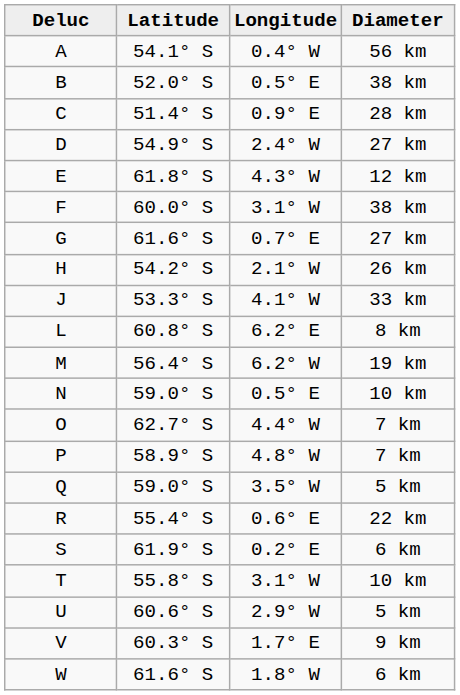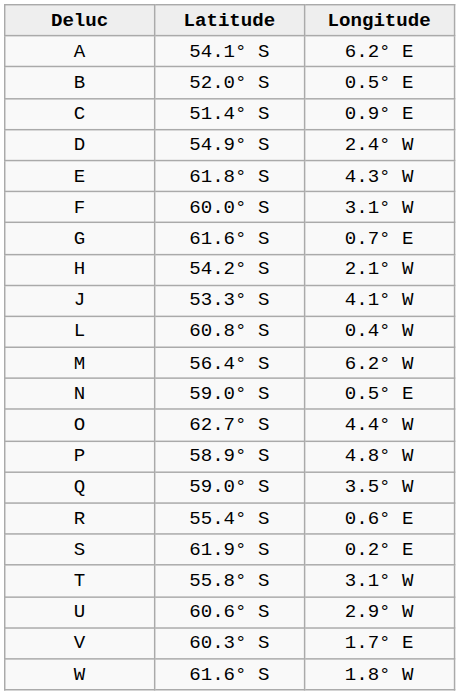- column: (398, 20)
(286, 51) 0.4° W -> (379, 51) 6.2° E
(286, 332) 6.2° E -> (379, 332) 0.4° W
